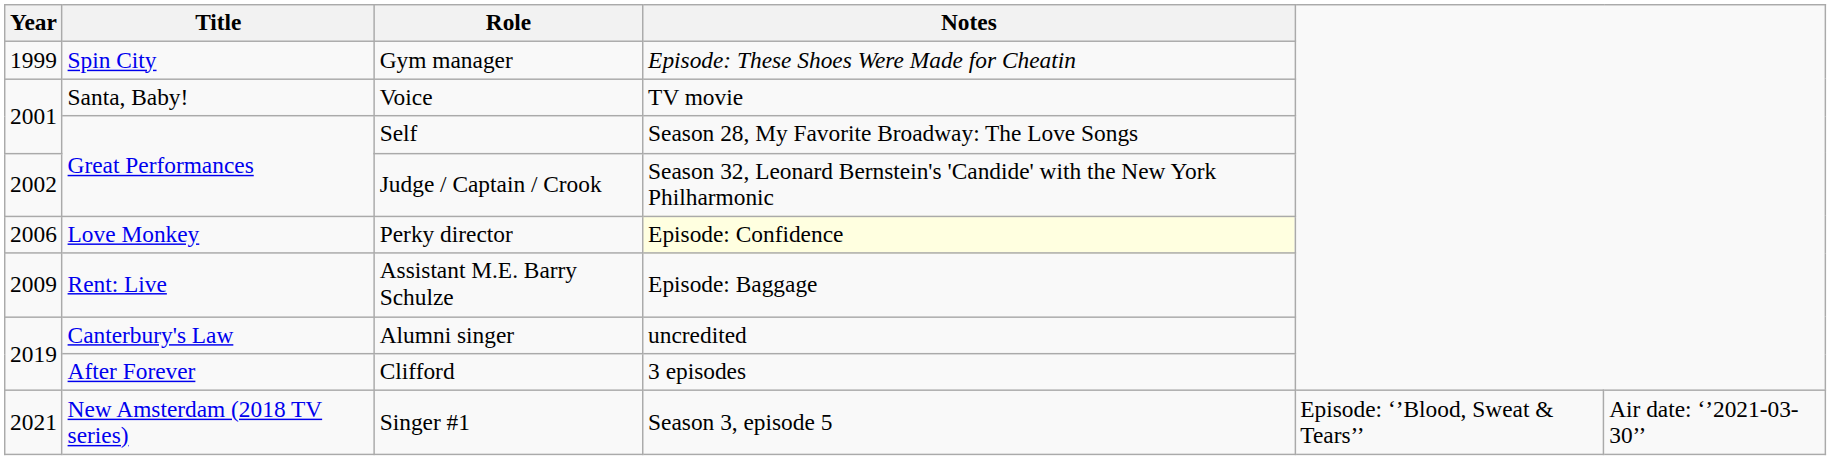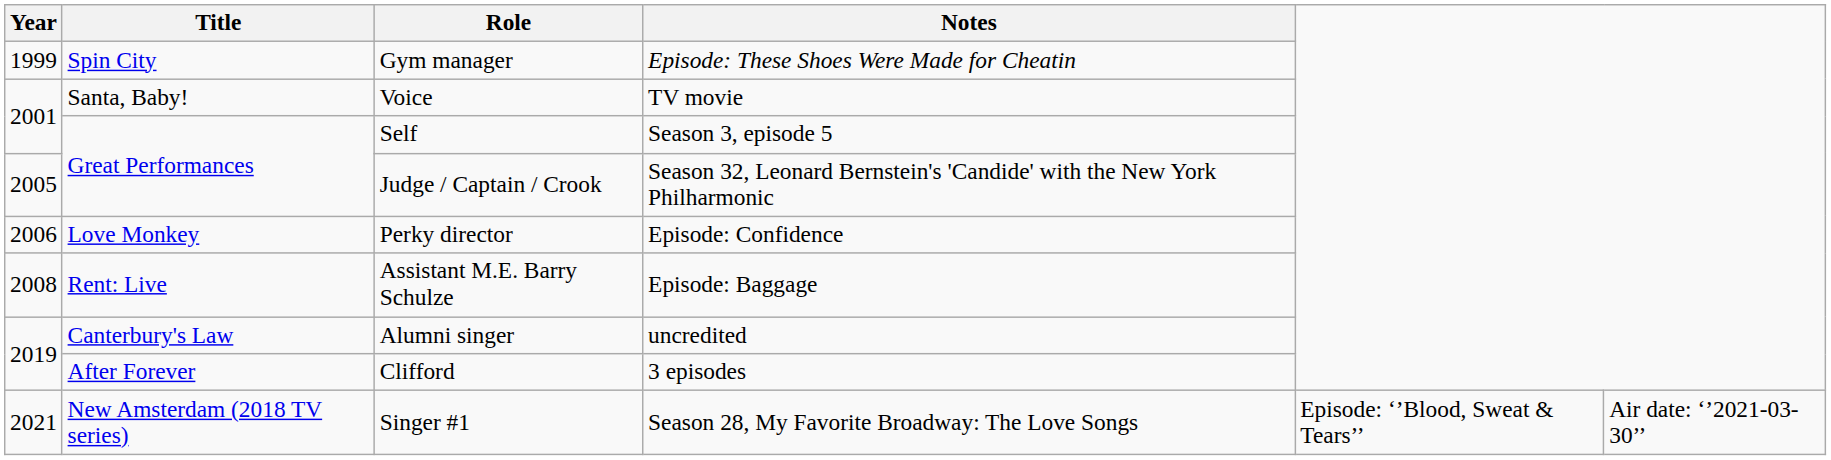(893, 134) Season 28, My Favorite Broadway: The Love Songs -> (740, 134) Season 3, episode 5
(33, 184) 2002 -> (33, 184) 2005
(746, 234) lightyellow background -> (746, 234) no background
(33, 284) 2009 -> (33, 284) 2008
(740, 422) Season 3, episode 5 -> (893, 422) Season 28, My Favorite Broadway: The Love Songs
